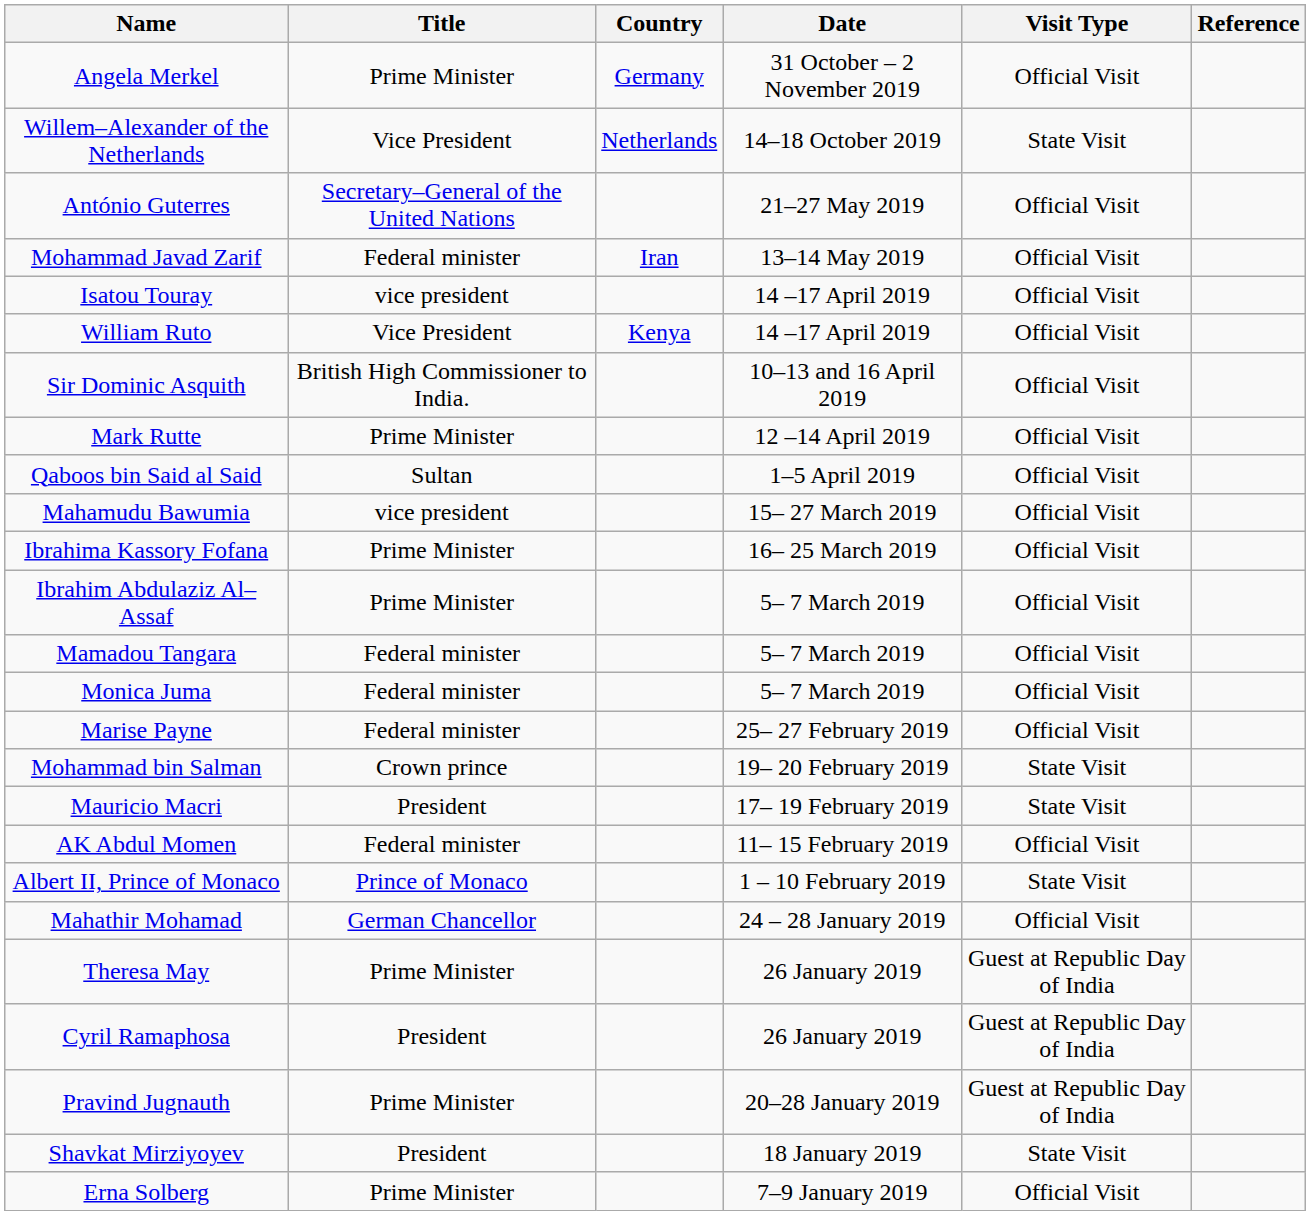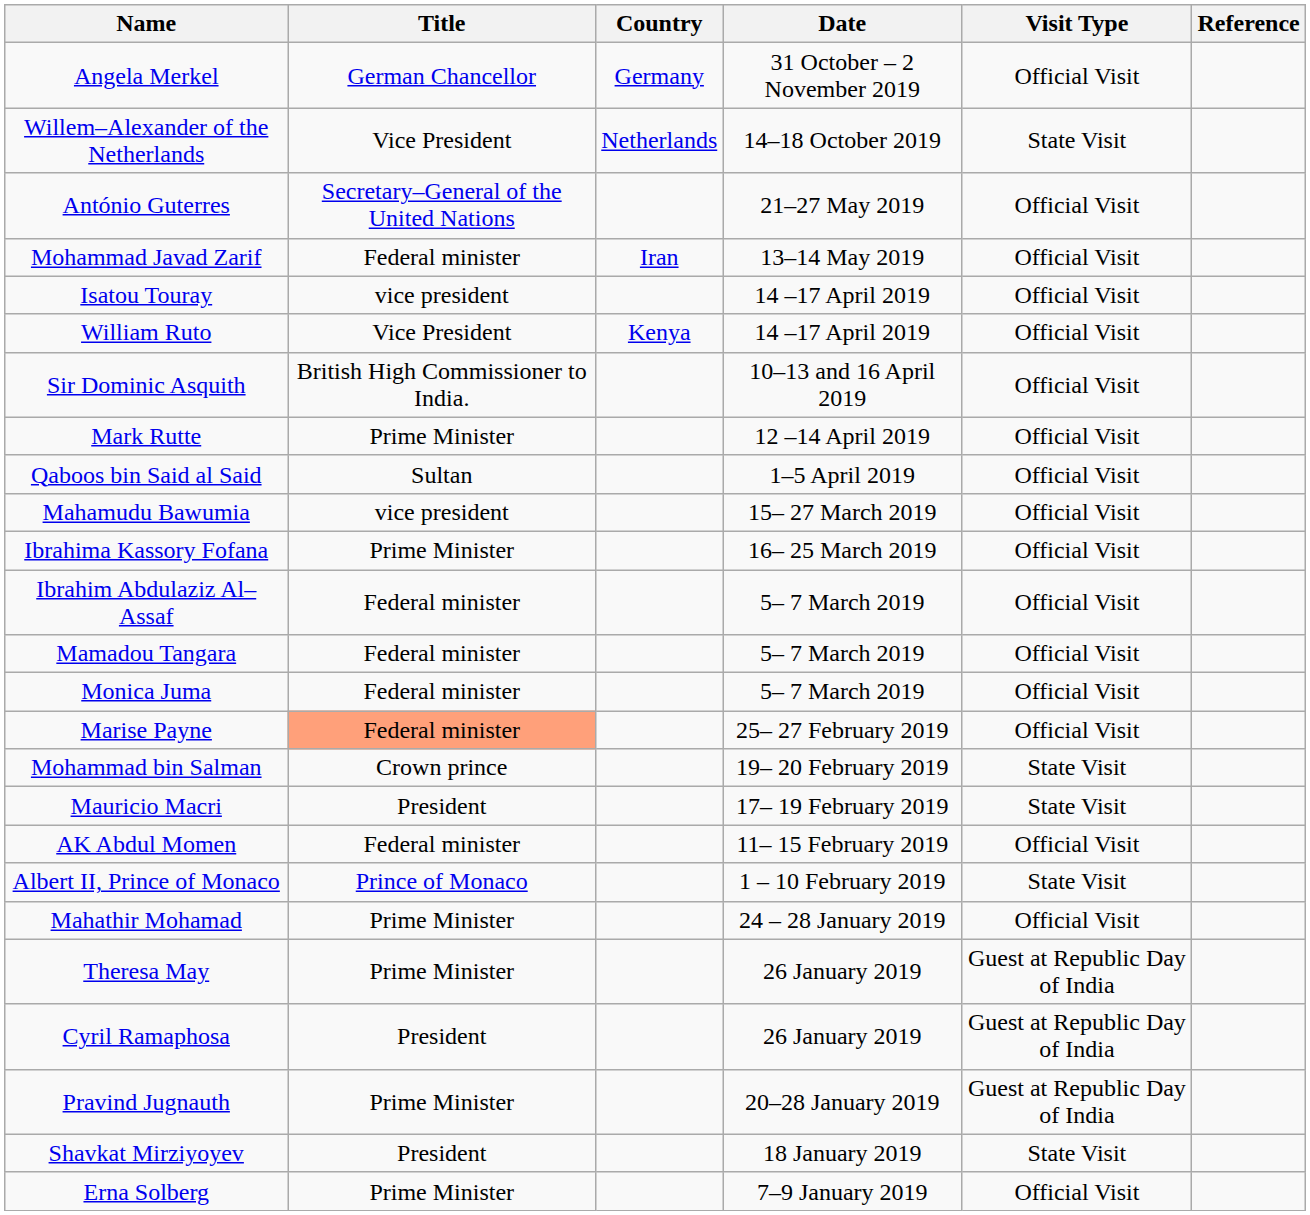(442, 75) Prime Minister -> (442, 75) German Chancellor
(442, 601) Prime Minister -> (442, 601) Federal minister
(442, 729) no background -> (442, 729) lightsalmon background
(442, 919) German Chancellor -> (442, 919) Prime Minister
